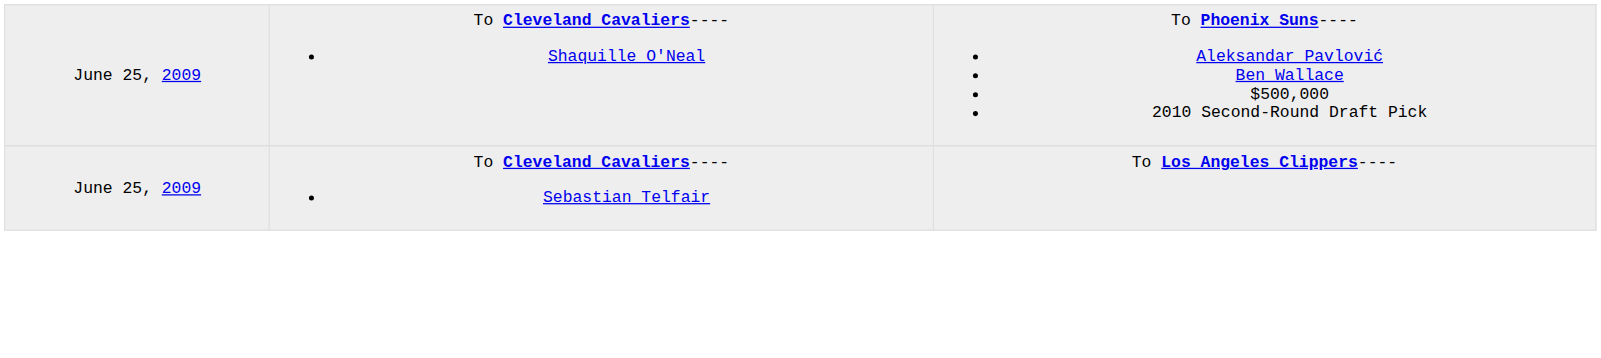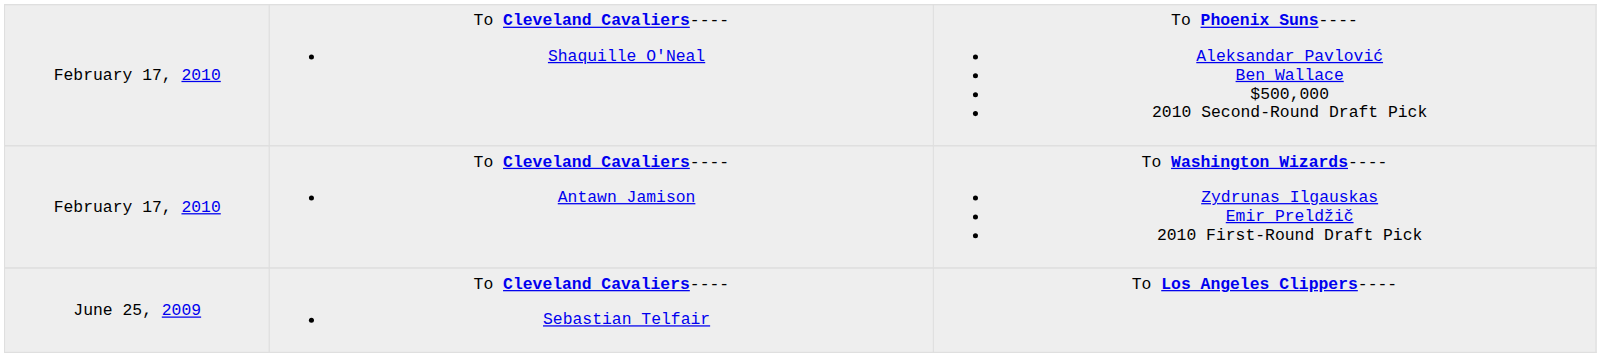(137, 75) June 25, 2009 -> (137, 75) February 17, 2010
+ row: (601, 180)
